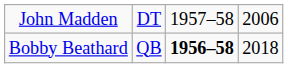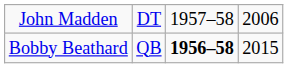(260, 47) 2018 -> (260, 47) 2015
